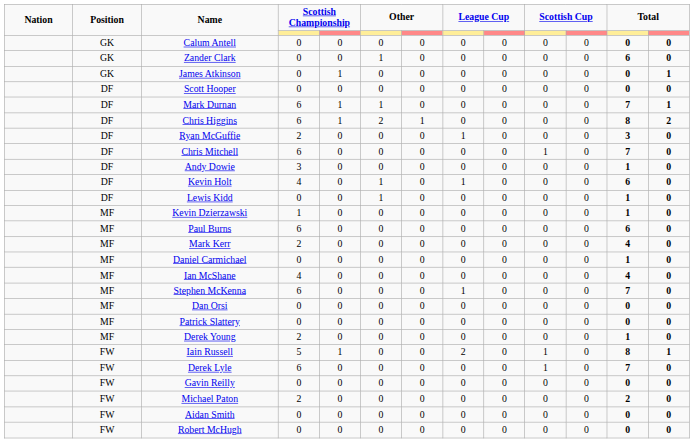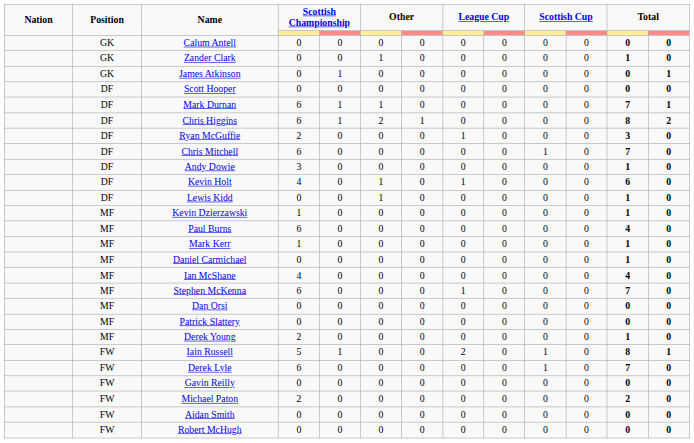(628, 58) 6 -> (628, 58) 1
(628, 228) 6 -> (628, 228) 4
(299, 244) 2 -> (299, 244) 1
(628, 244) 4 -> (628, 244) 1
